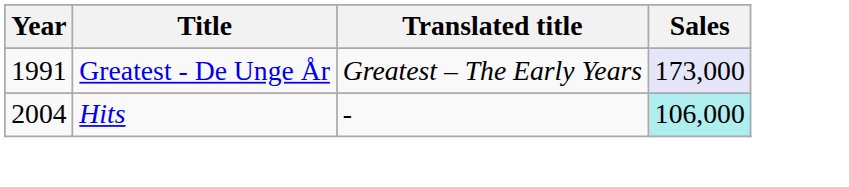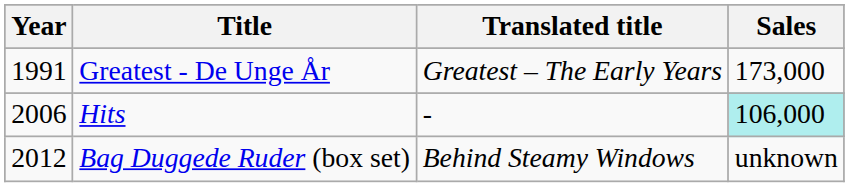(700, 70) lavender background -> (780, 70) no background
(39, 114) 2004 -> (39, 114) 2006
+ row: (245, 158)
